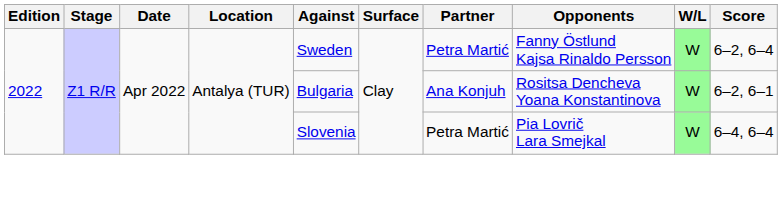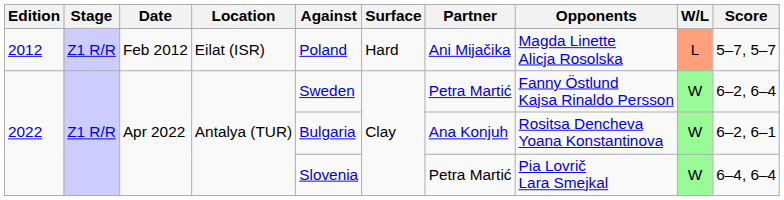+ row: (25, 49)
